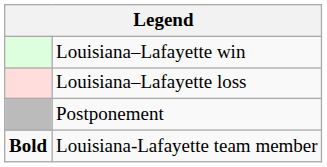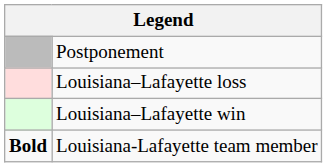rows swapped: (151, 51) <-> (110, 114)
